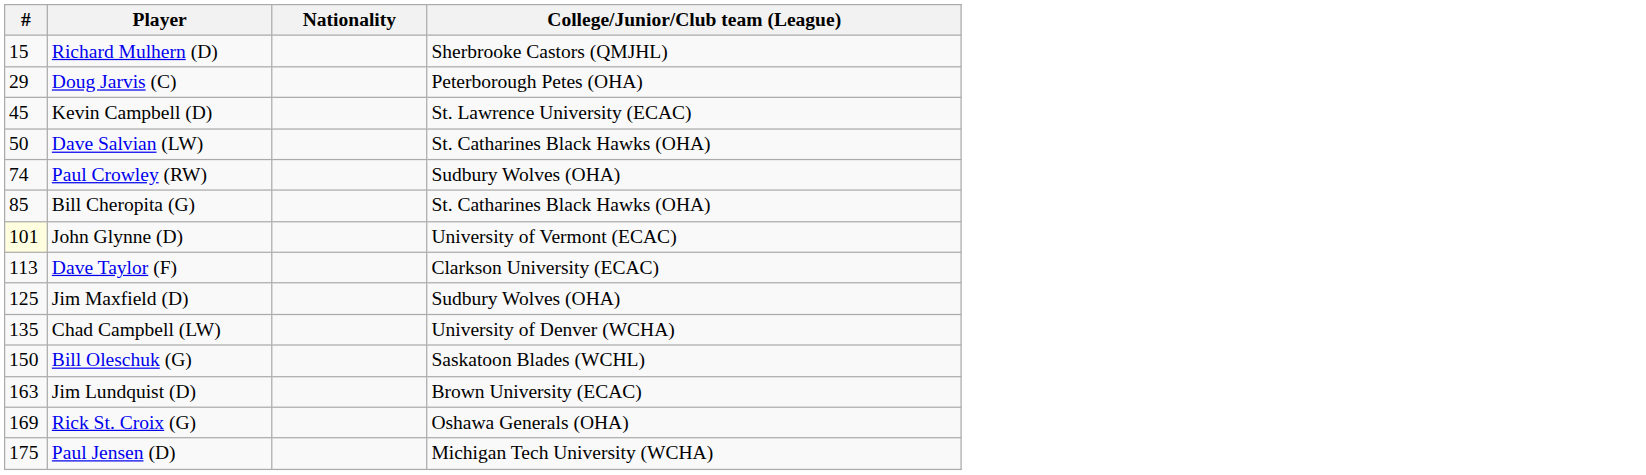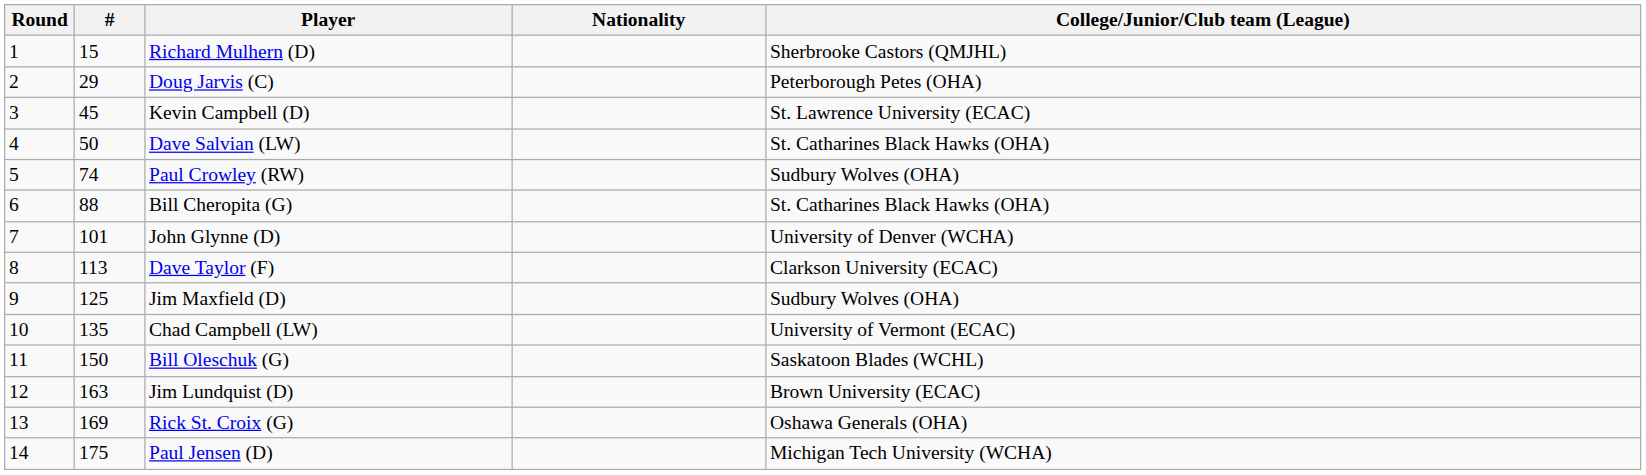+ column: (40, 19)
(19, 205) 85 -> (89, 205) 88
(24, 236) lightyellow background -> (94, 236) no background
(554, 236) University of Vermont (ECAC) -> (892, 236) University of Denver (WCHA)
(553, 329) University of Denver (WCHA) -> (893, 329) University of Vermont (ECAC)
